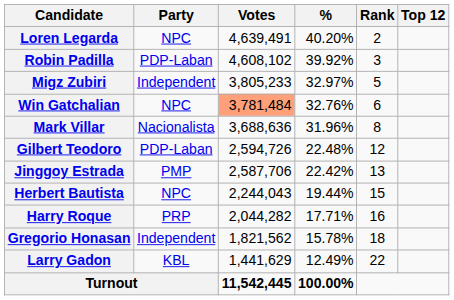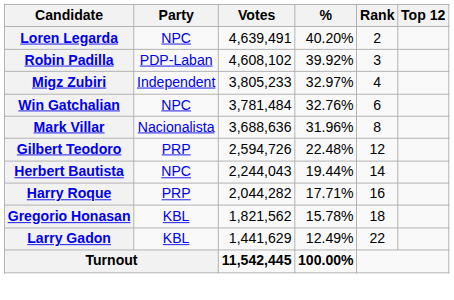(377, 82) 5 -> (377, 82) 4
(260, 104) lightsalmon background -> (260, 104) no background
(176, 149) PDP-Laban -> (176, 149) PRP
- row: (69, 171)
(377, 194) 15 -> (377, 171) 14
(176, 238) Independent -> (176, 216) KBL
